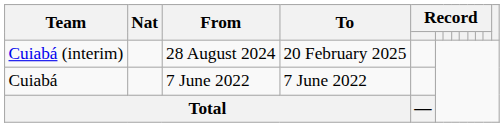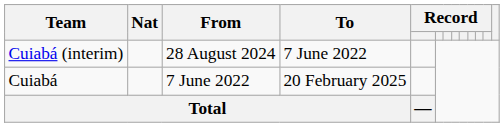(345, 53) 20 February 2025 -> (325, 53) 7 June 2022
(325, 80) 7 June 2022 -> (345, 80) 20 February 2025
